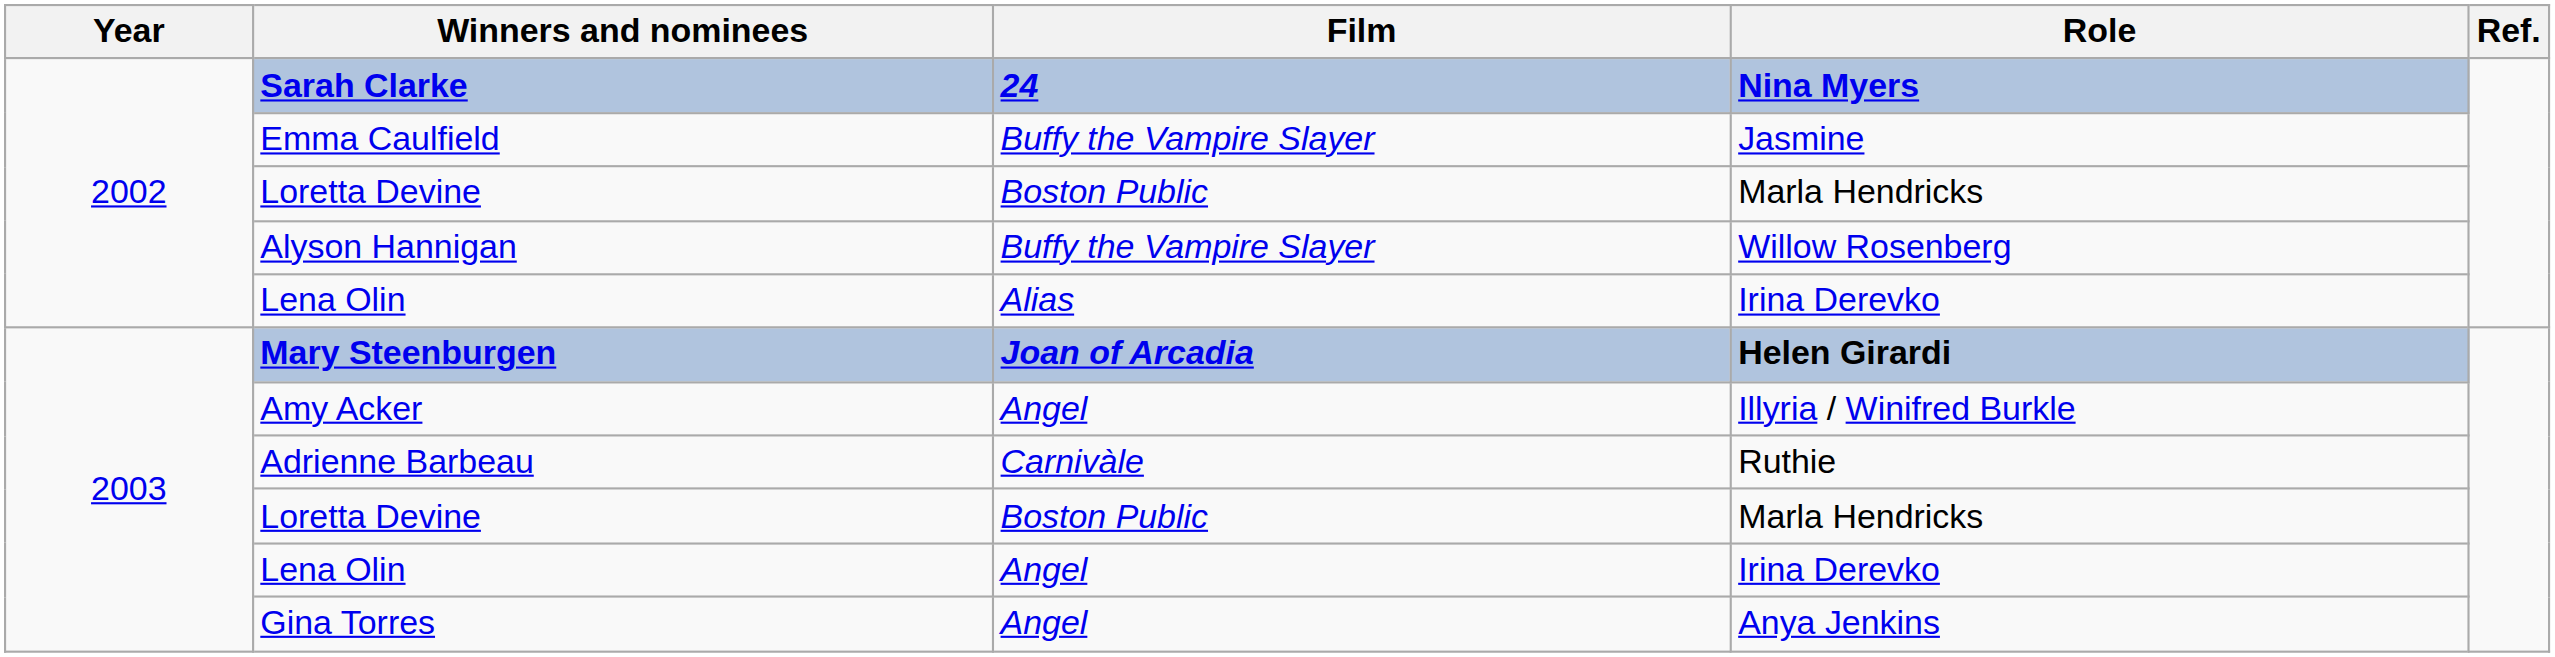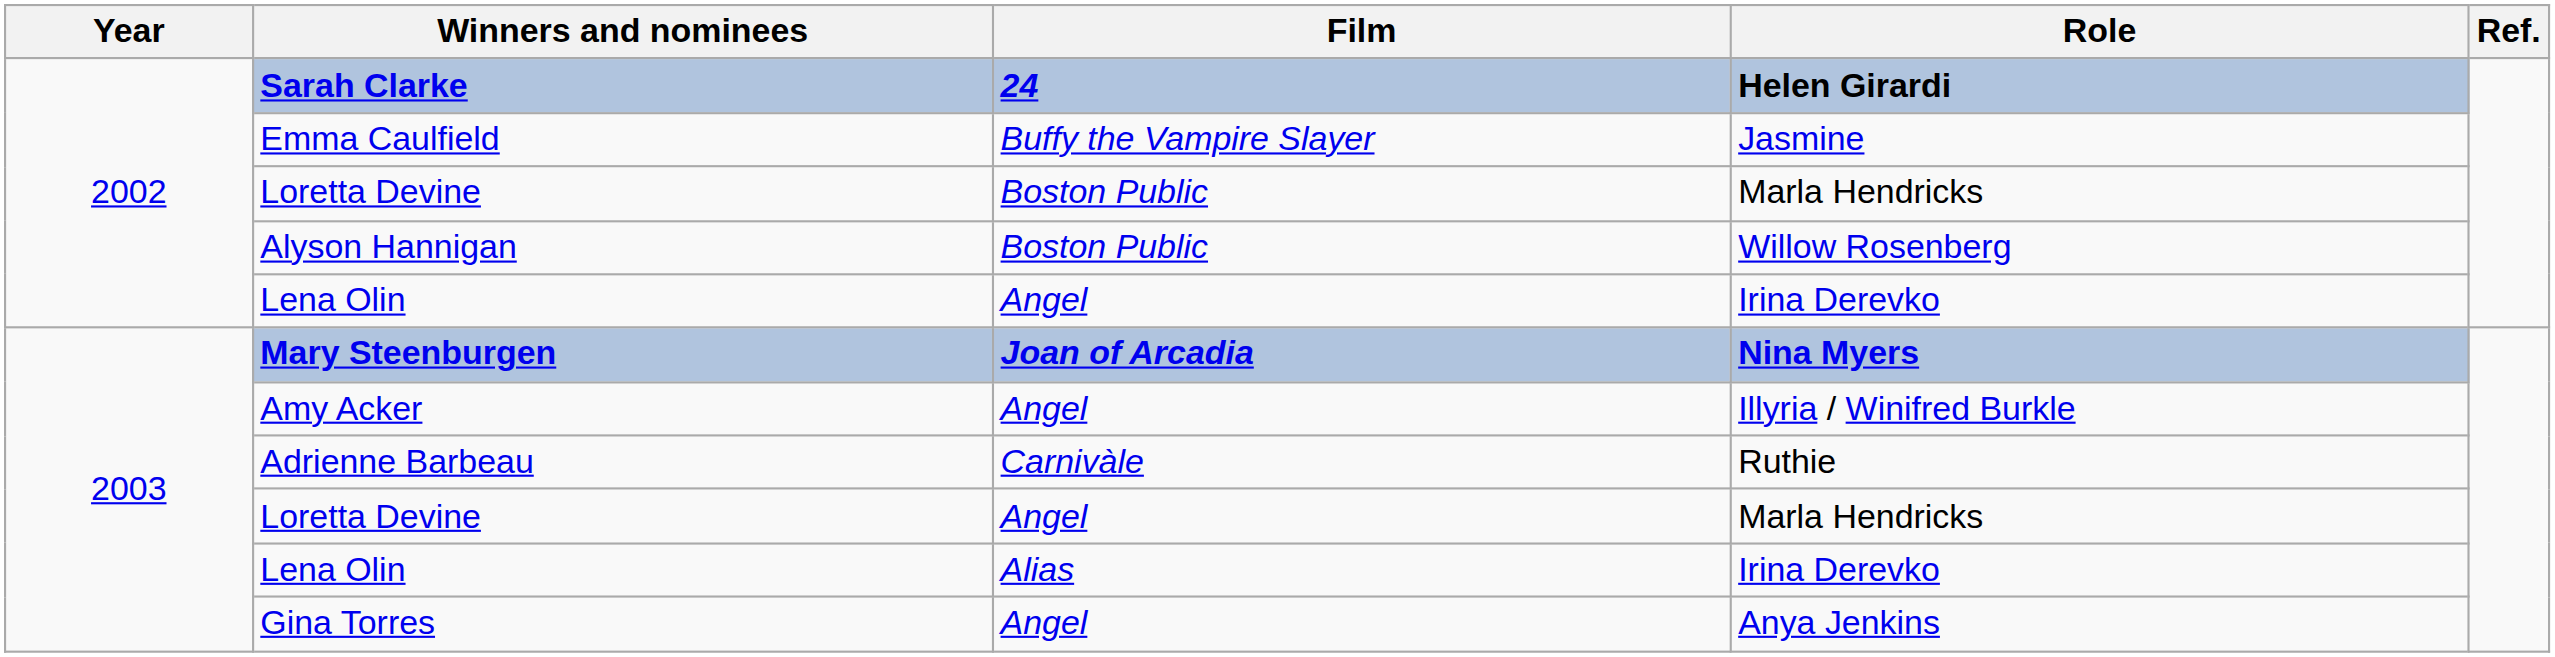(1829, 85) Nina Myers -> (1845, 85) Helen Girardi
(1188, 246) Buffy the Vampire Slayer -> (1104, 246) Boston Public
(1037, 300) Alias -> (1044, 300) Angel
(1845, 354) Helen Girardi -> (1829, 354) Nina Myers
(1104, 515) Boston Public -> (1044, 515) Angel
(1044, 569) Angel -> (1037, 569) Alias
